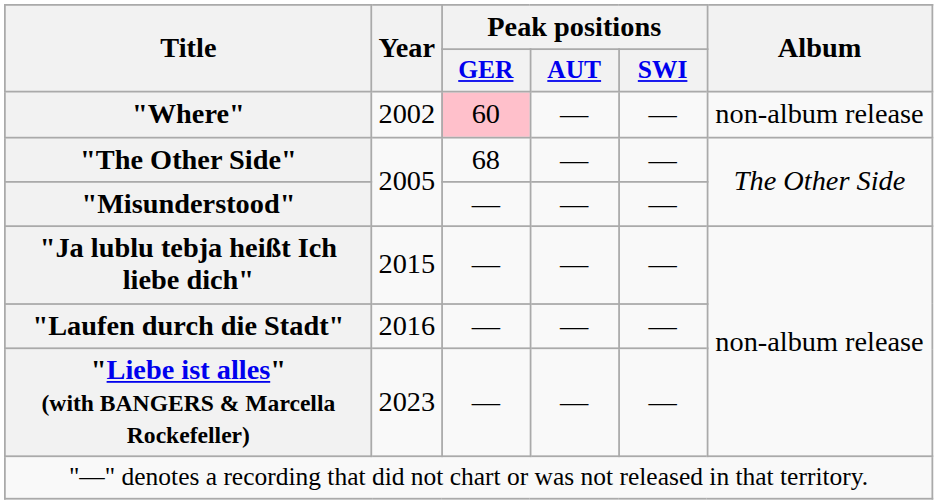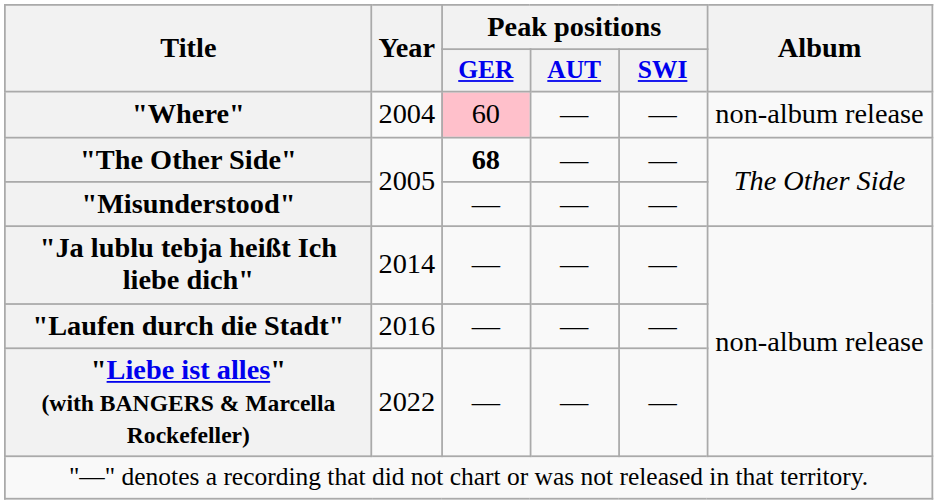(407, 113) 2002 -> (407, 113) 2004
(486, 158) normal -> (486, 158) bold
(407, 264) 2015 -> (407, 264) 2014
(407, 402) 2023 -> (407, 402) 2022
